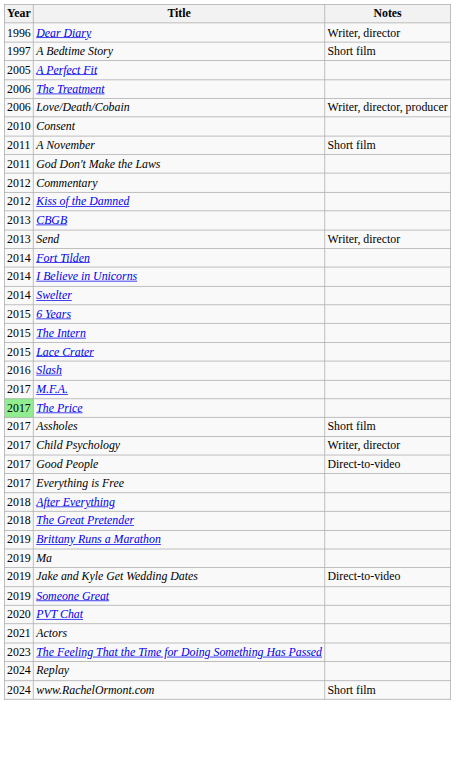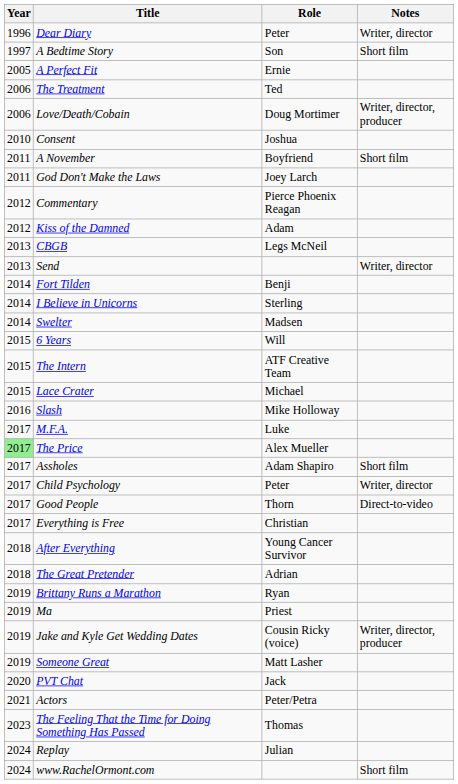+ column: (310, 13)
(364, 577) Direct-to-video -> (397, 637) Writer, director, producer
